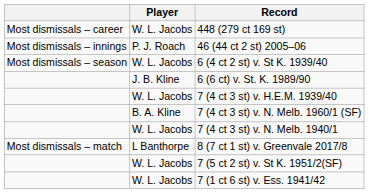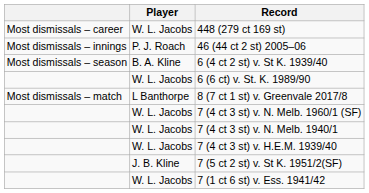(162, 63) W. L. Jacobs -> (156, 63) B. A. Kline
(156, 79) J. B. Kline -> (162, 79) W. L. Jacobs
rows swapped: (272, 146) <-> (267, 96)
(156, 113) B. A. Kline -> (162, 113) W. L. Jacobs
(162, 163) W. L. Jacobs -> (156, 163) J. B. Kline
